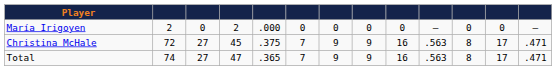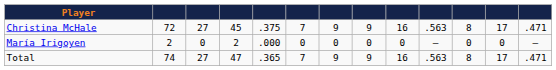rows swapped: (52, 42) <-> (46, 27)
